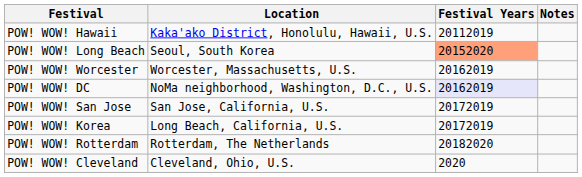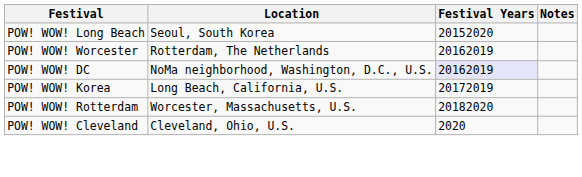- row: (62, 32)
(466, 51) lightsalmon background -> (466, 32) no background
(254, 70) Worcester, Massachusetts, U.S. -> (240, 51) Rotterdam, The Netherlands
- row: (69, 107)
(240, 144) Rotterdam, The Netherlands -> (254, 107) Worcester, Massachusetts, U.S.
